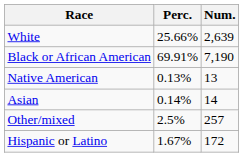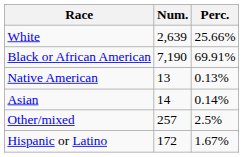columns swapped: (220, 15) <-> (178, 15)
